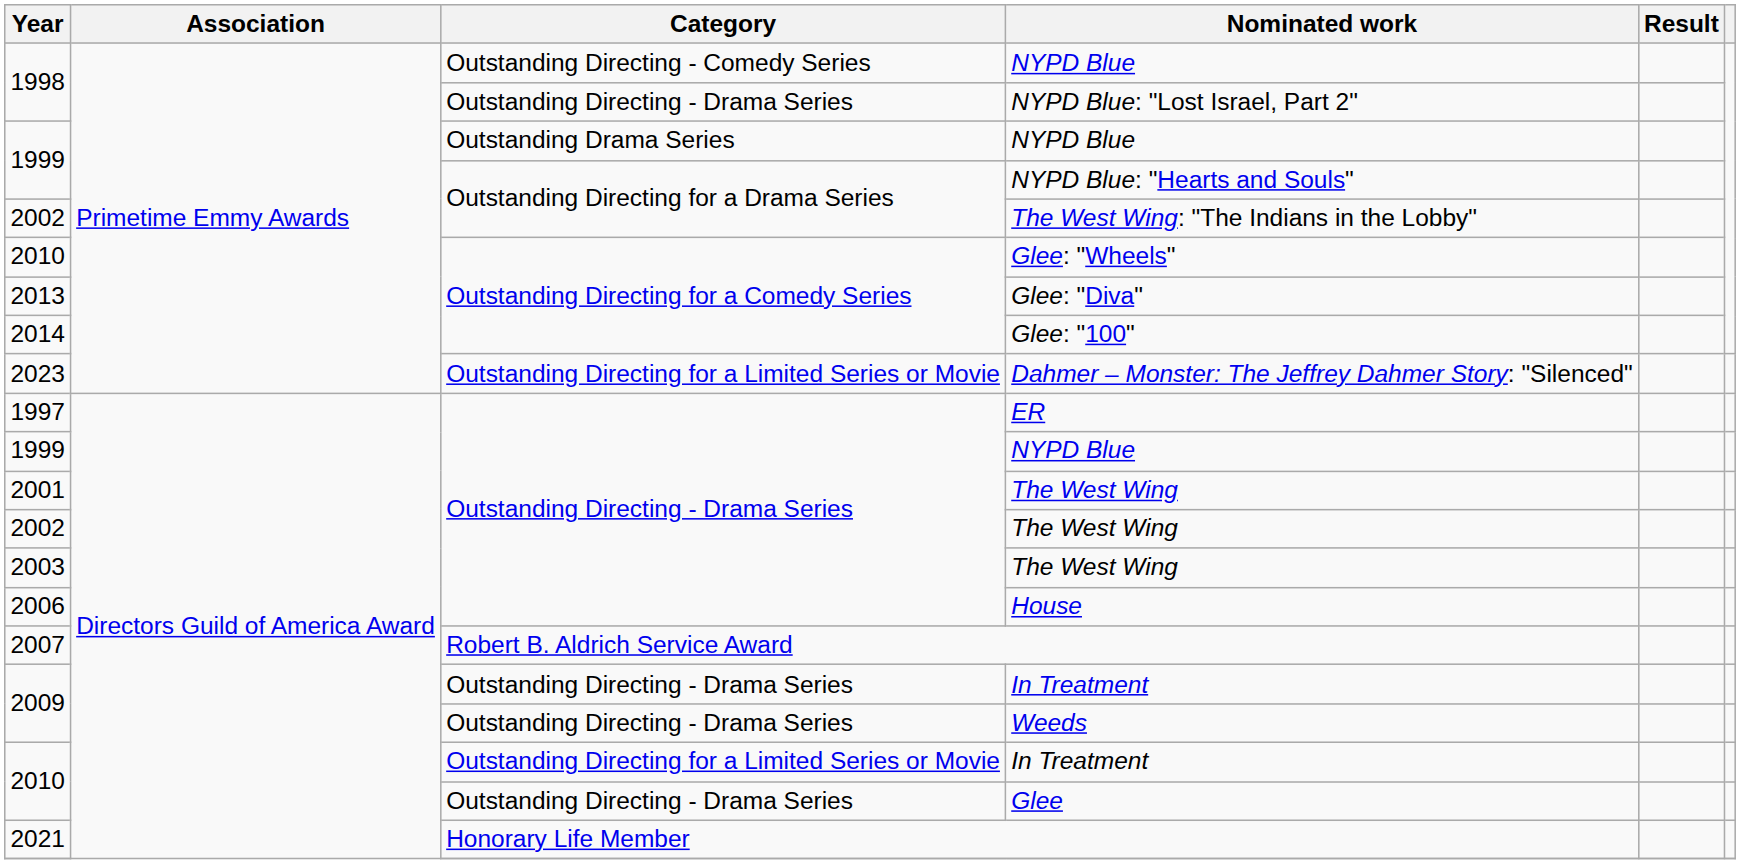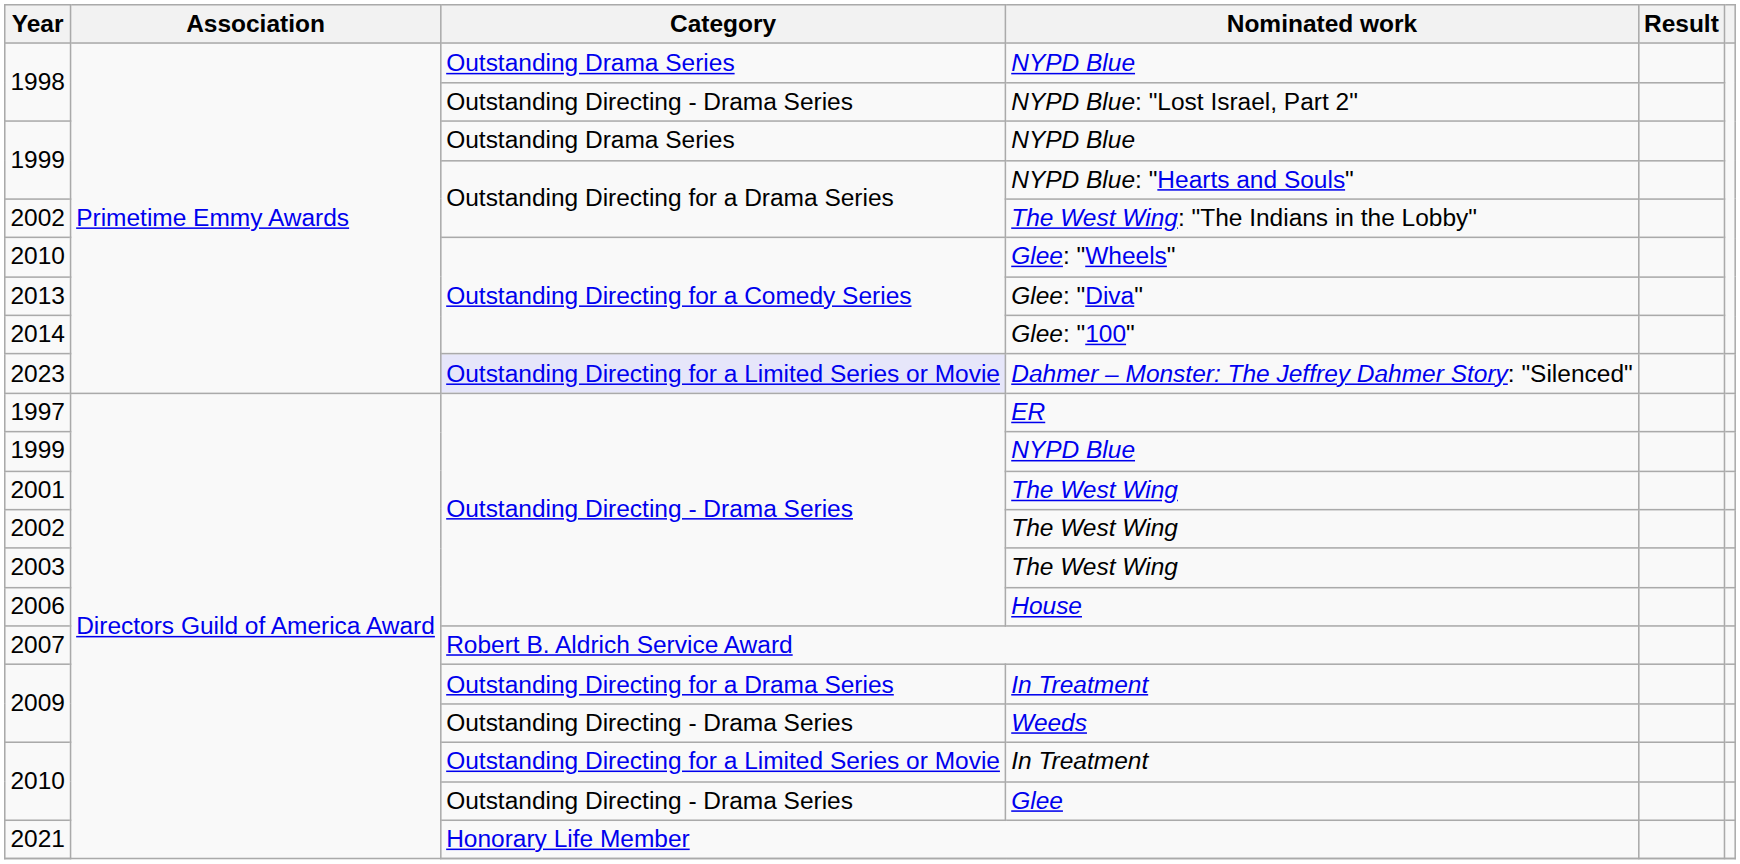(658, 62) Outstanding Directing - Comedy Series -> (590, 62) Outstanding Drama Series
(723, 373) no background -> (723, 373) lavender background
(650, 683) Outstanding Directing - Drama Series -> (670, 683) Outstanding Directing for a Drama Series
